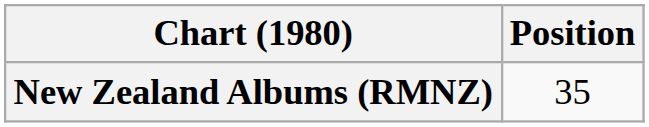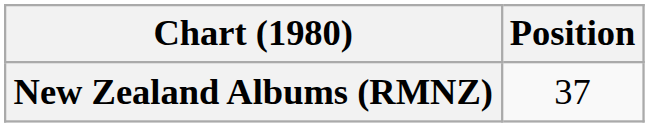(573, 91) 35 -> (573, 91) 37
